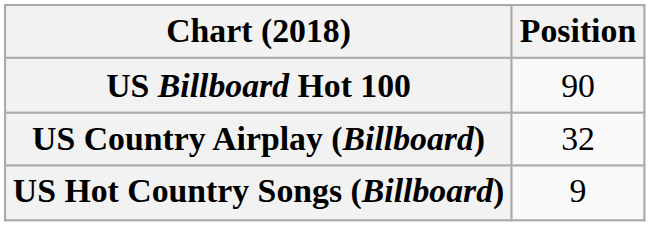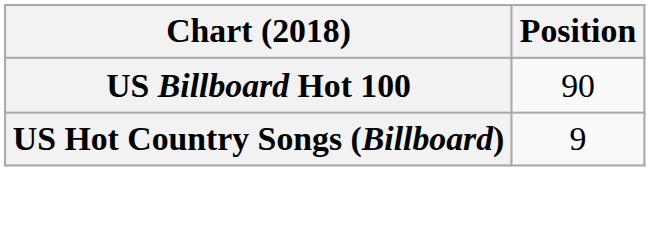- row: (259, 138)
